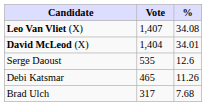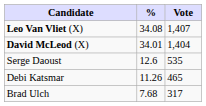columns swapped: (155, 12) <-> (188, 12)
